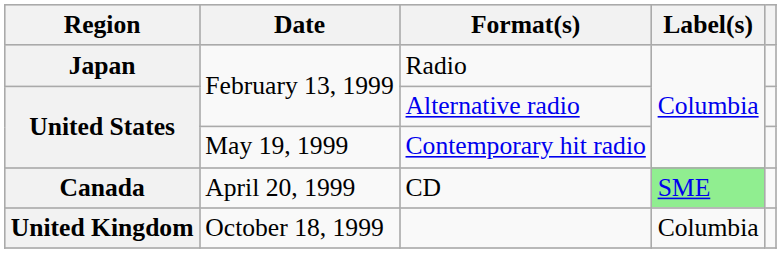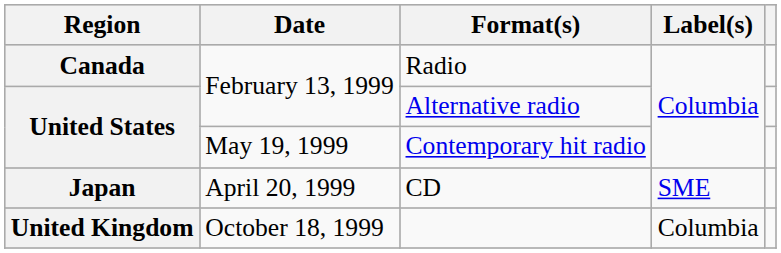(102, 65) Japan -> (102, 65) Canada
(102, 187) Canada -> (102, 187) Japan
(684, 187) lightgreen background -> (684, 187) no background
